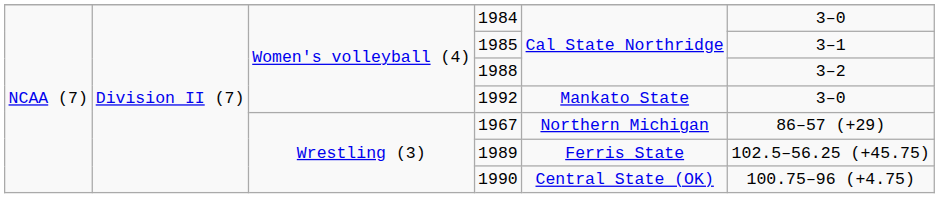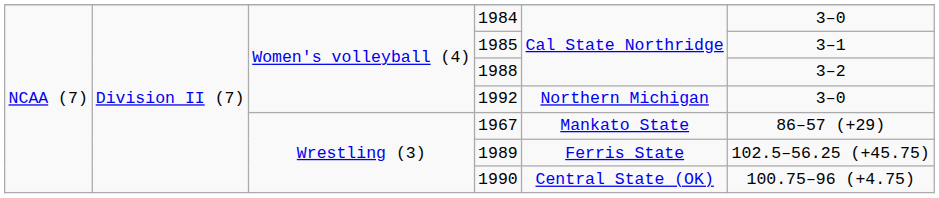(625, 99) Mankato State -> (625, 99) Northern Michigan
(625, 126) Northern Michigan -> (625, 126) Mankato State
